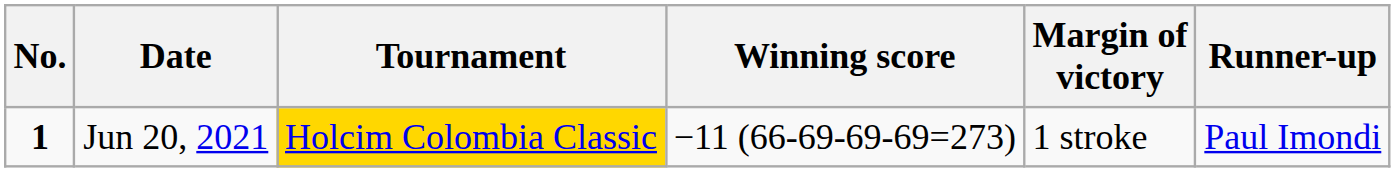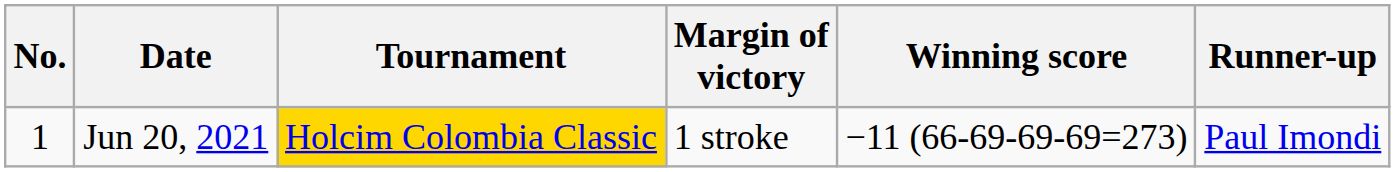columns swapped: (845, 55) <-> (1110, 55)
(40, 136) bold -> (40, 136) normal
